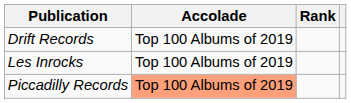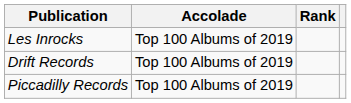rows swapped: (51, 39) <-> (45, 62)
(214, 86) lightsalmon background -> (214, 86) no background
